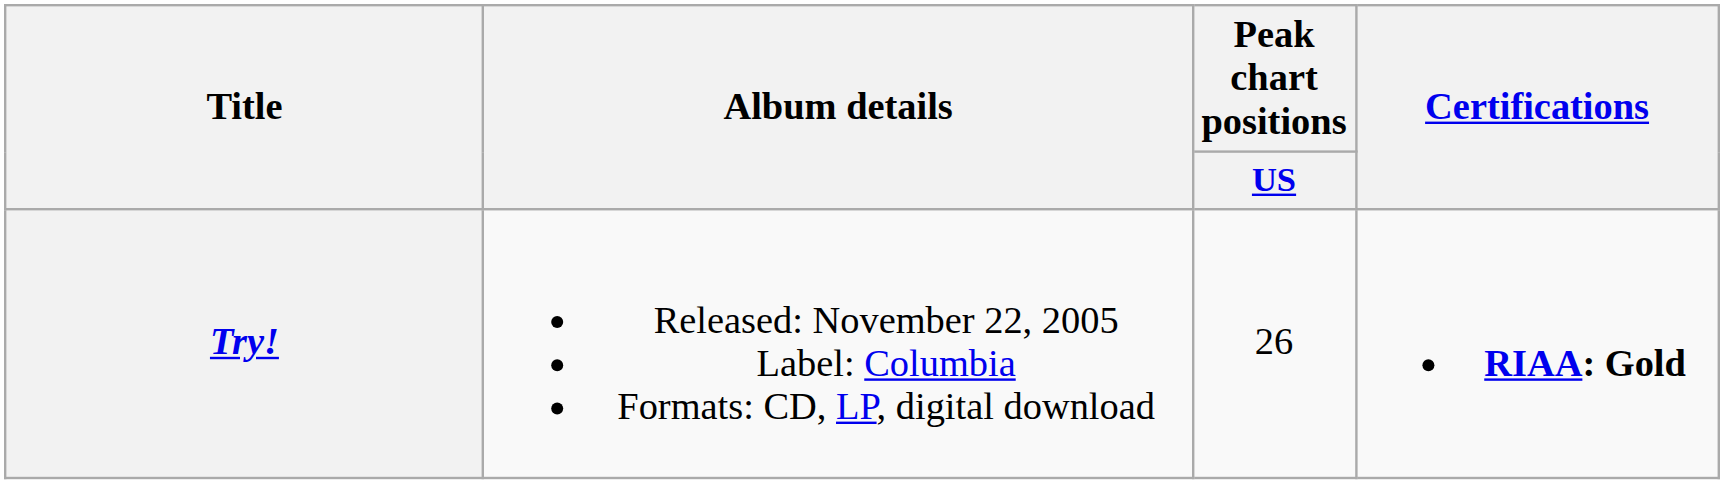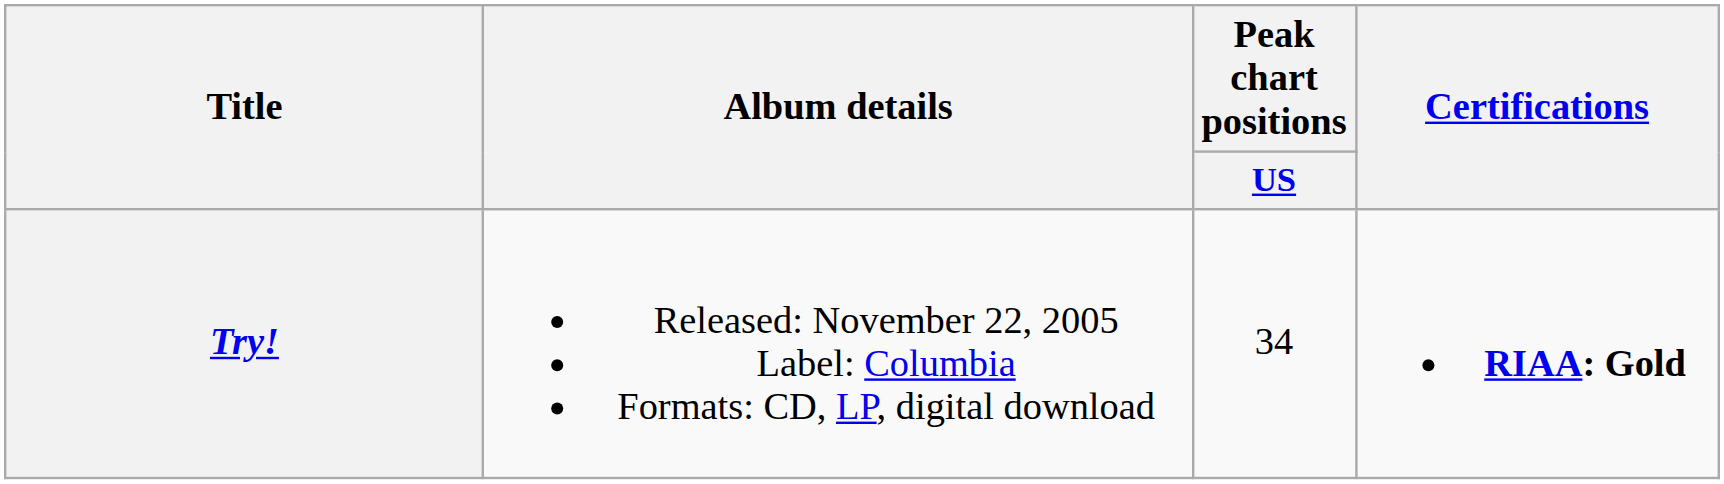(1274, 342) 26 -> (1274, 342) 34
